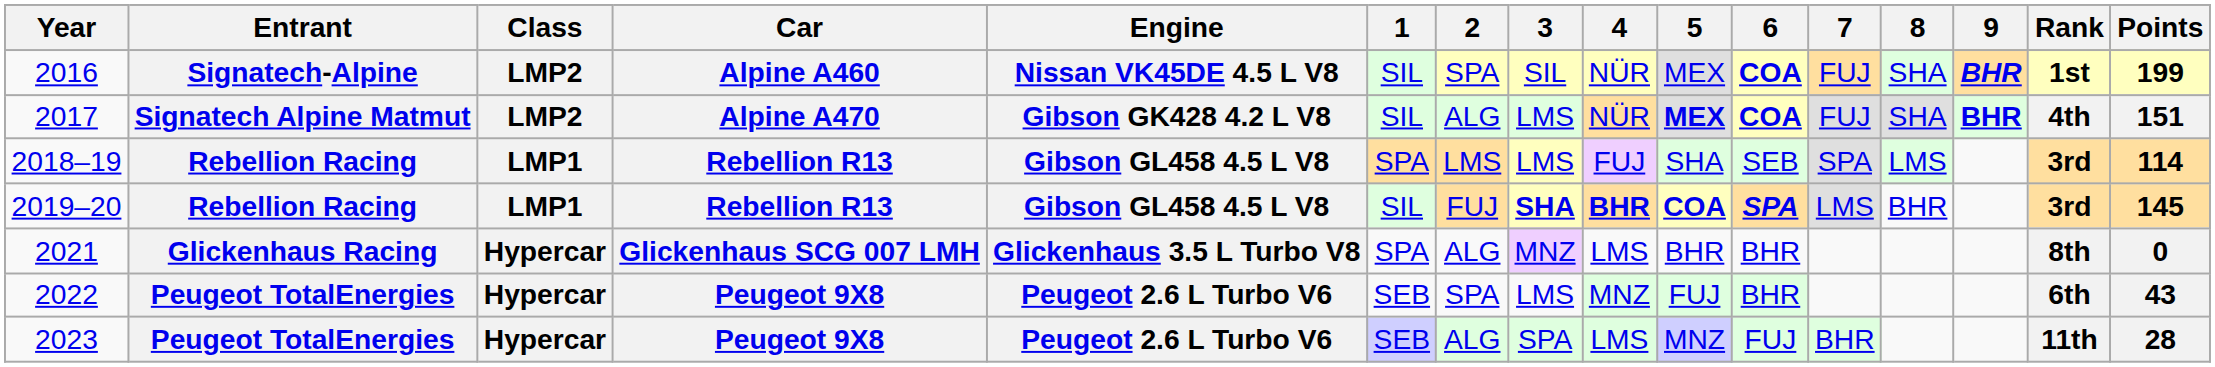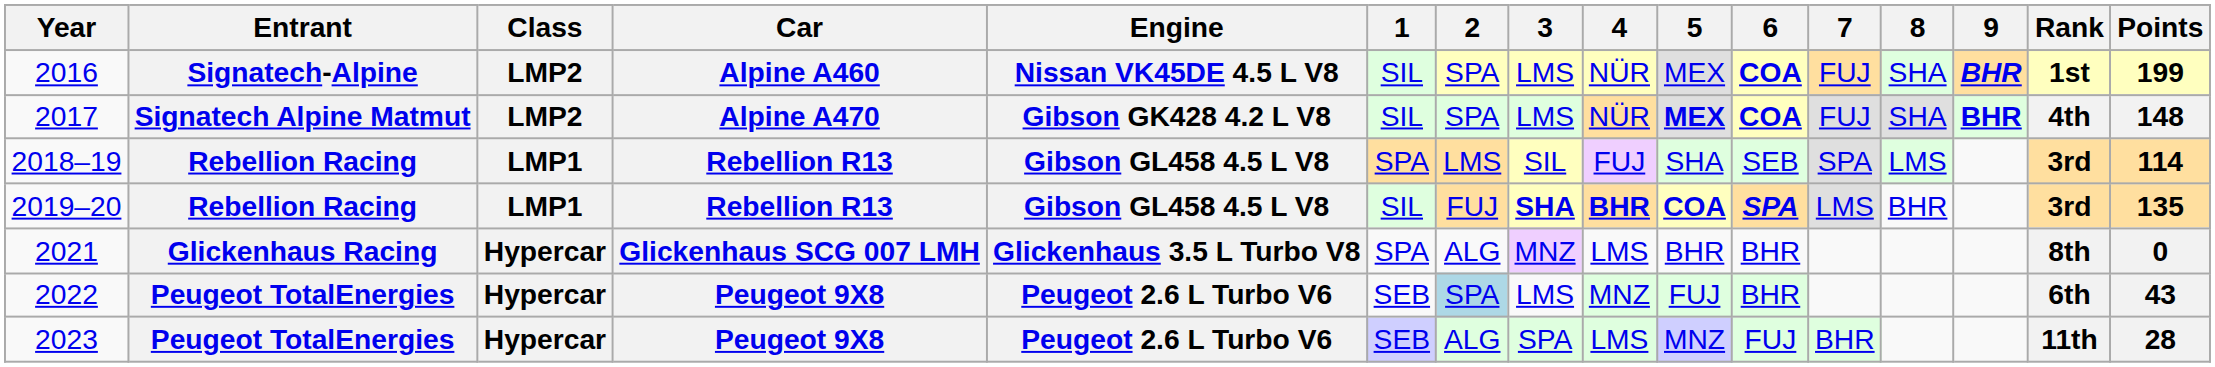(1545, 72) SIL -> (1545, 72) LMS
(1472, 117) ALG -> (1472, 117) SPA
(2160, 117) 151 -> (2160, 117) 148
(1545, 161) LMS -> (1545, 161) SIL
(2160, 206) 145 -> (2160, 206) 135
(1472, 295) no background -> (1472, 295) lightblue background
